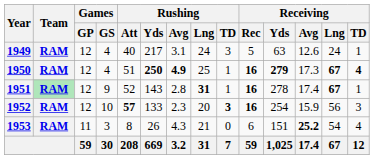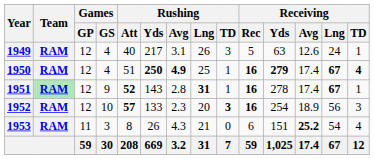(204, 51) 24 -> (204, 51) 26
(309, 70) 17.3 -> (309, 70) 17.4
(129, 88) normal -> (129, 88) bold
(309, 107) 15.9 -> (309, 107) 18.9
